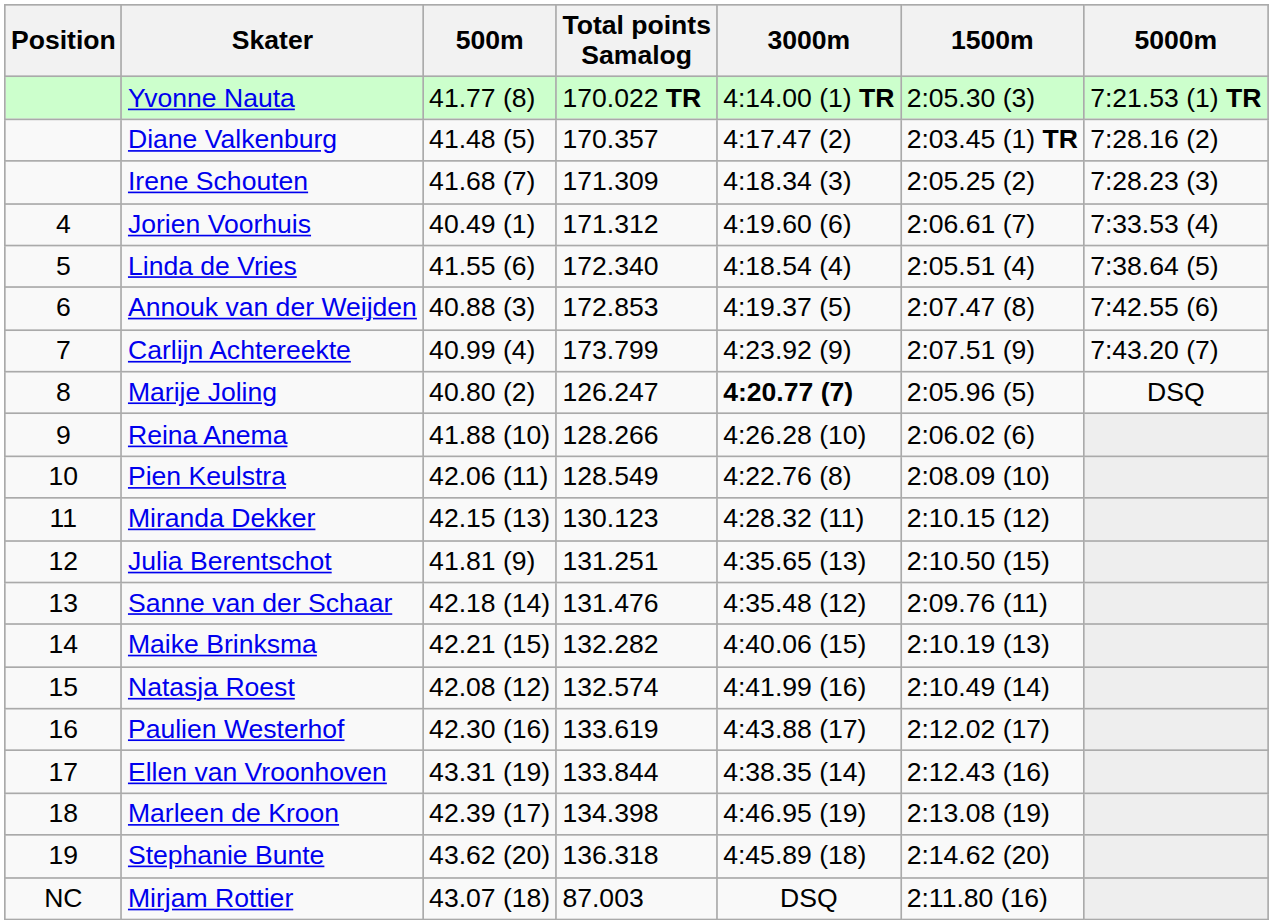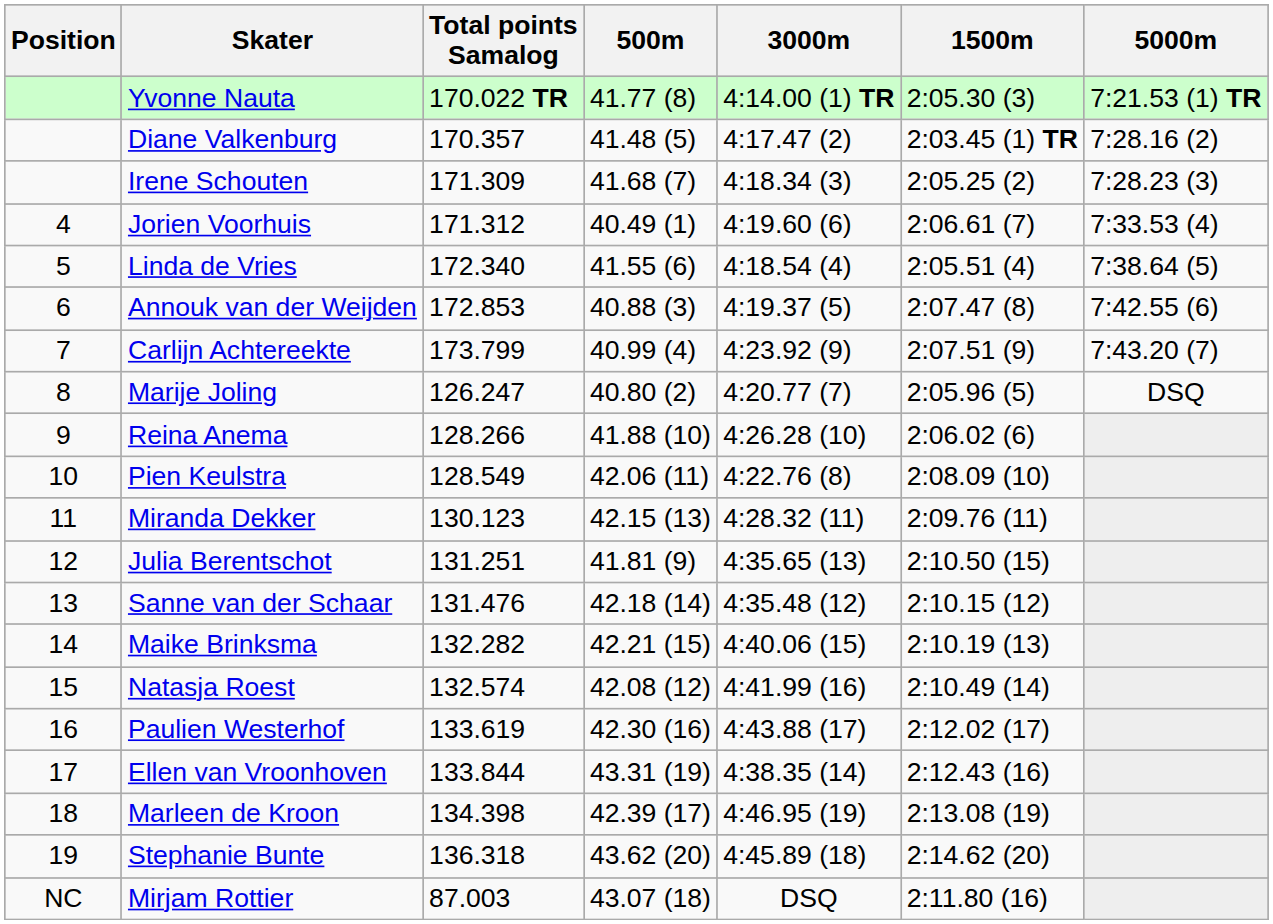columns swapped: (637, 40) <-> (490, 40)
(788, 392) bold -> (787, 392) normal
(978, 518) 2:10.15 (12) -> (977, 518) 2:09.76 (11)
(977, 603) 2:09.76 (11) -> (978, 603) 2:10.15 (12)
